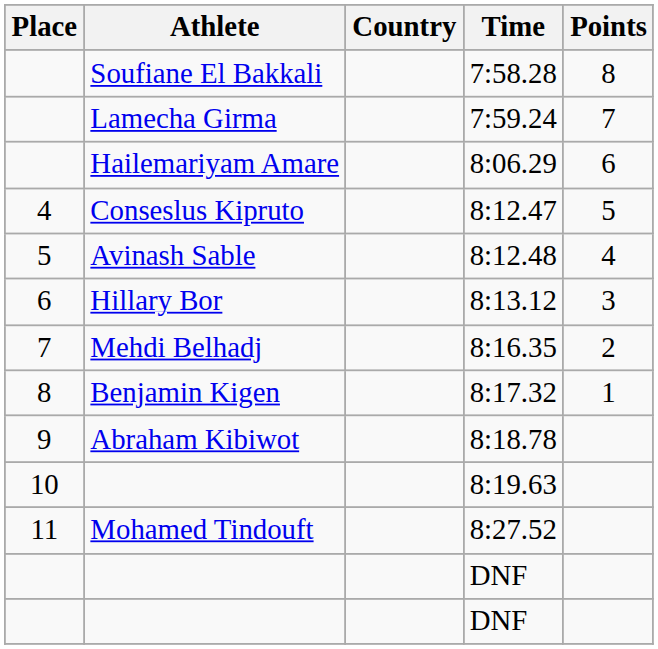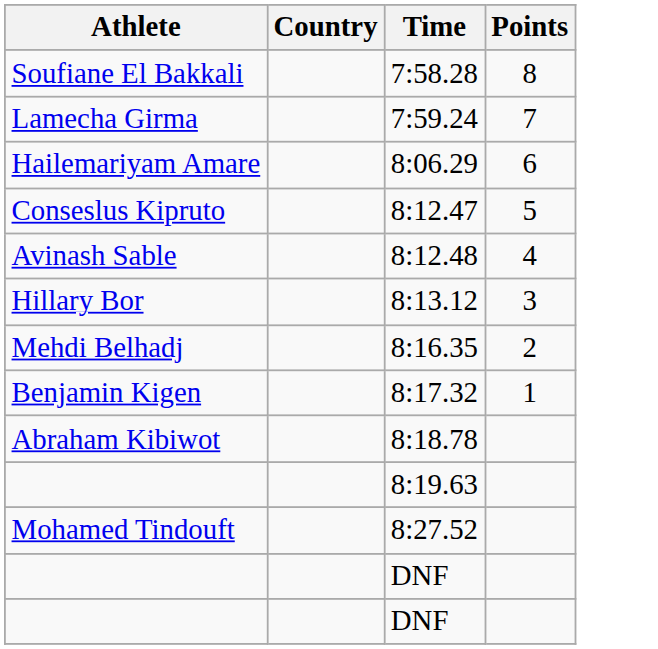- column: (44, 27)
